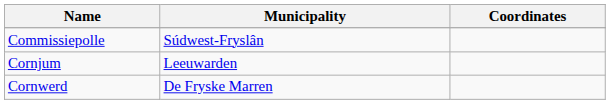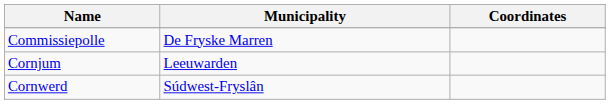(214, 39) Súdwest-Fryslân -> (218, 39) De Fryske Marren
(218, 87) De Fryske Marren -> (214, 87) Súdwest-Fryslân
